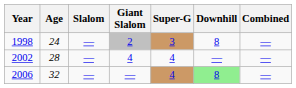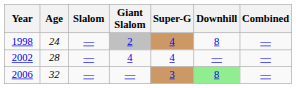(172, 41) 3 -> (172, 41) 4
(172, 74) 4 -> (172, 74) 3
